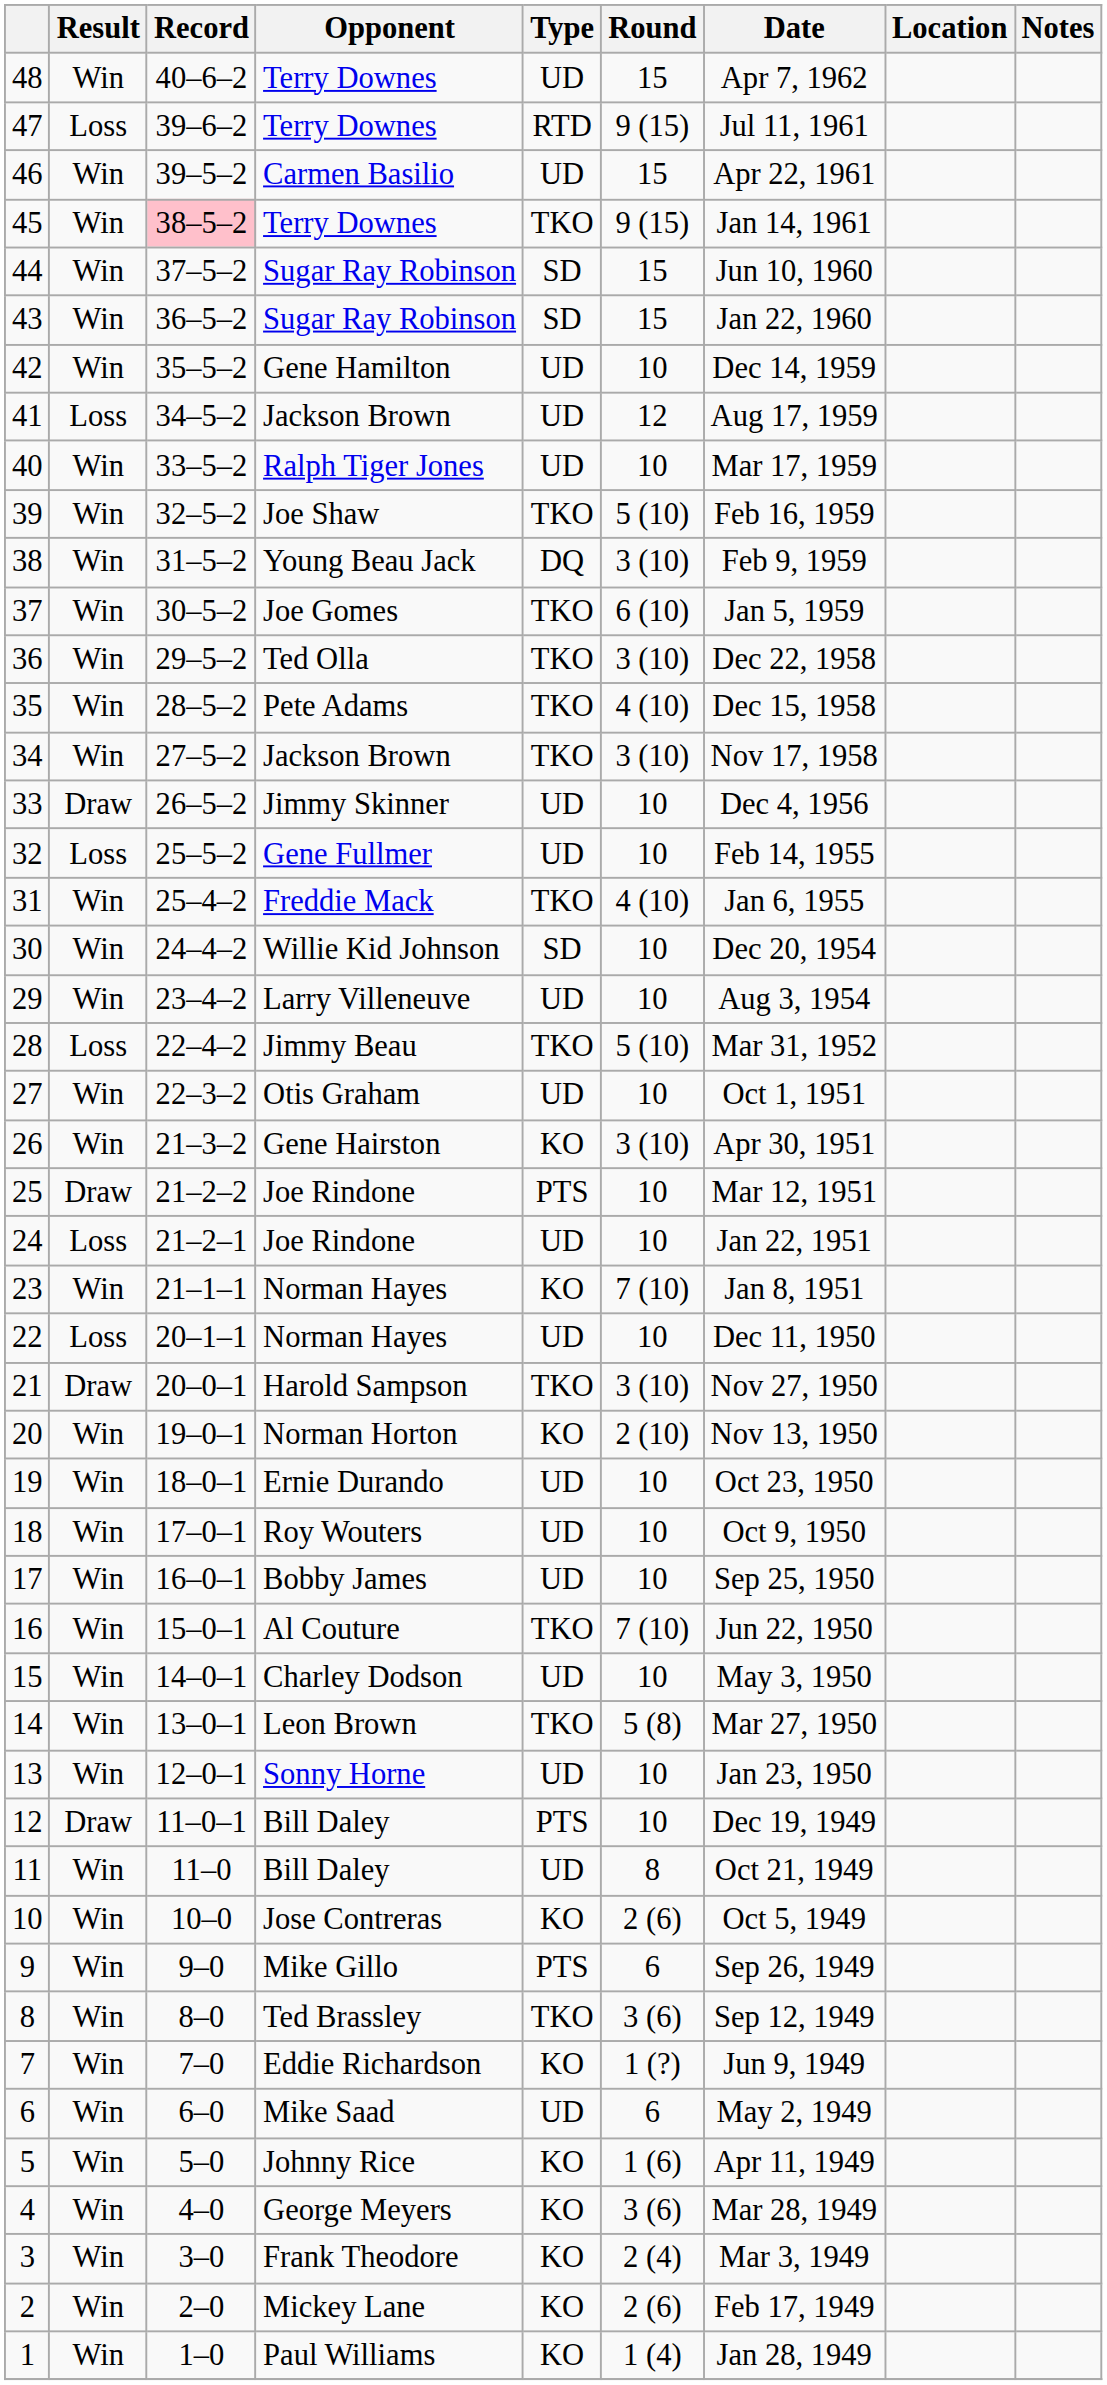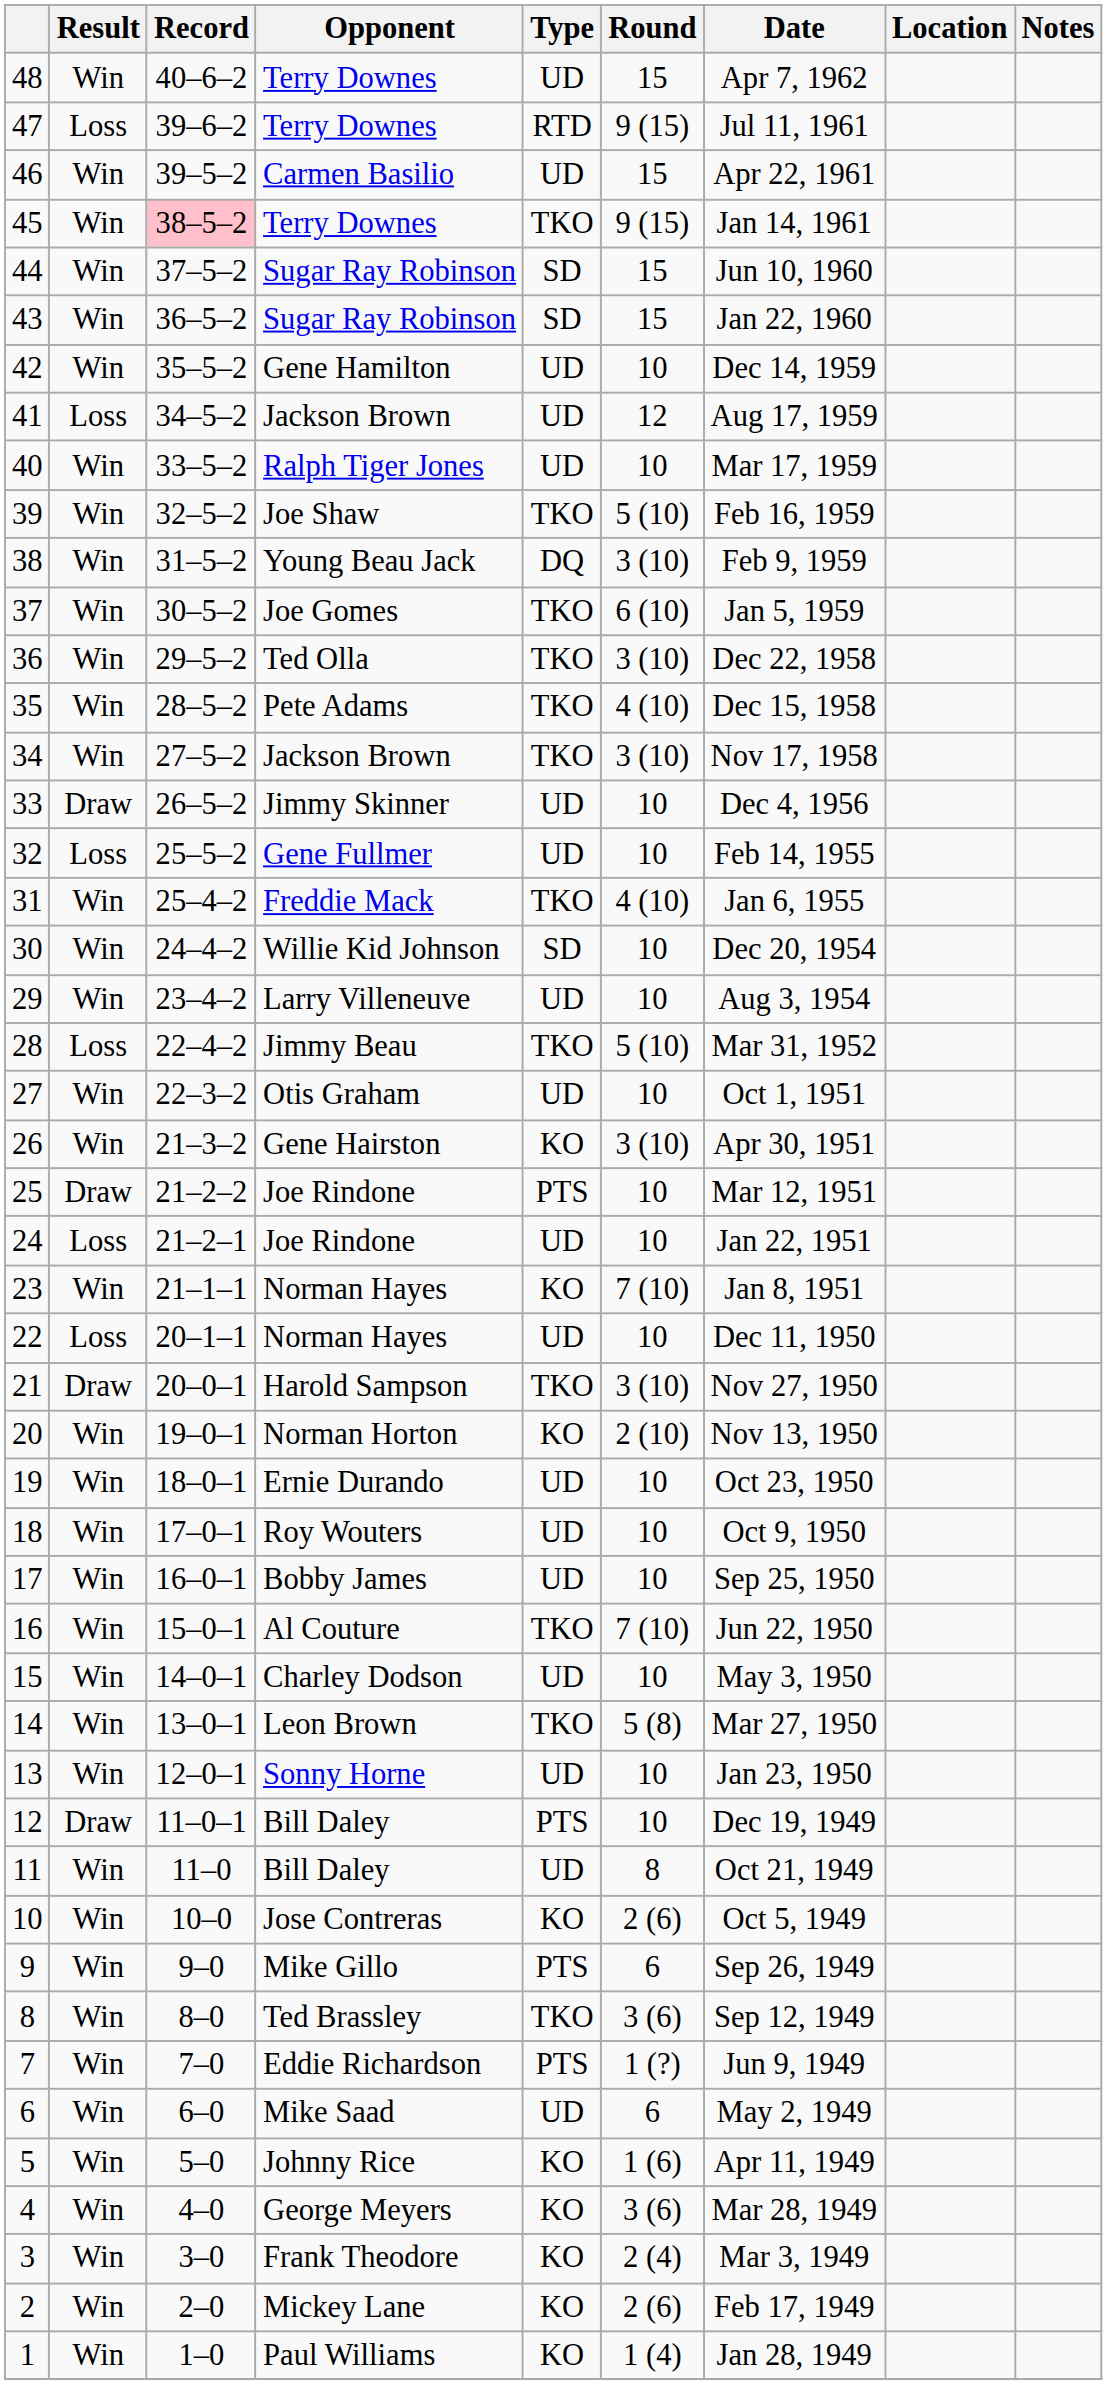(562, 2064) KO -> (562, 2064) PTS
